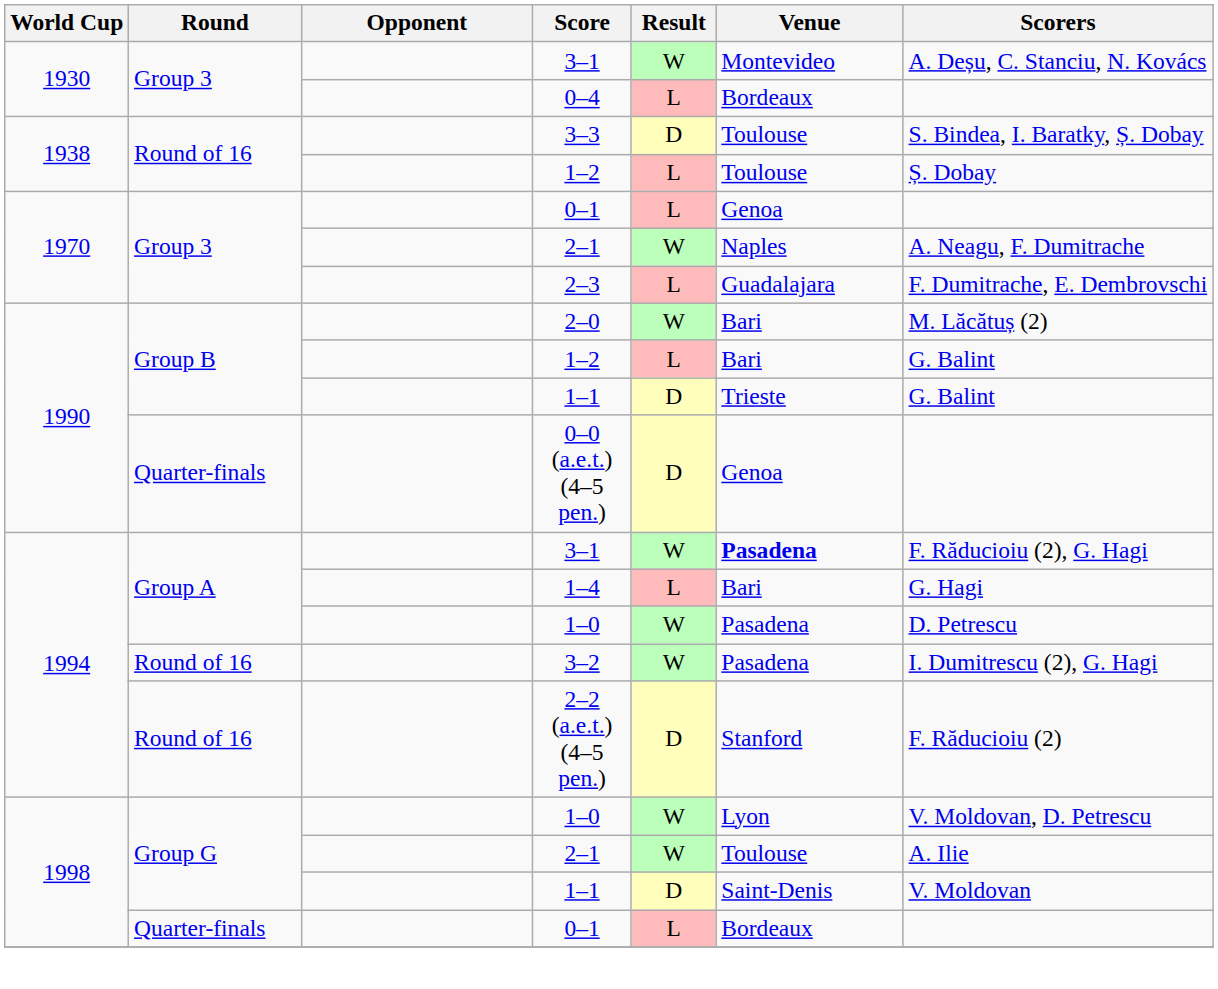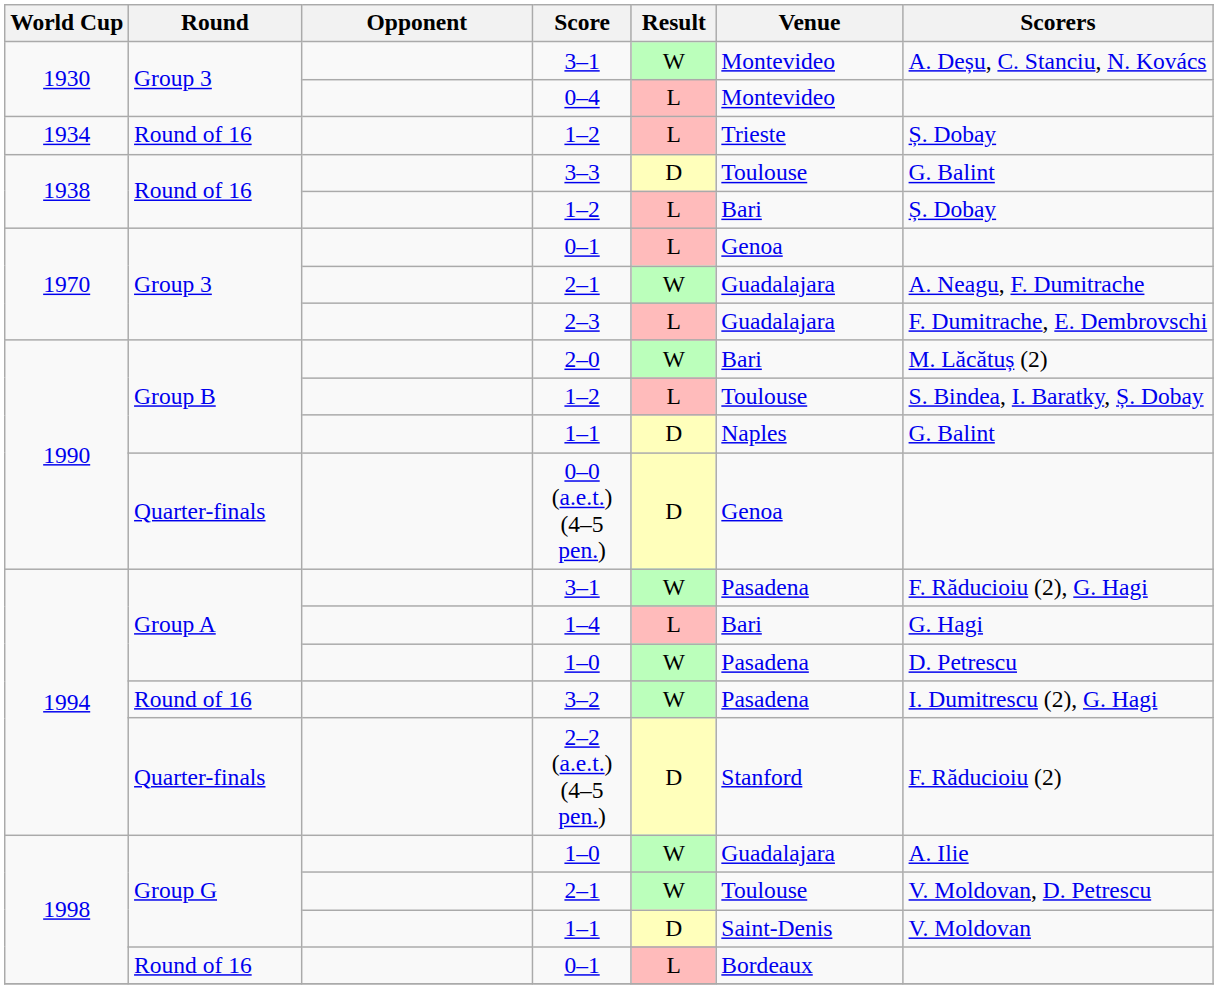(767, 97) Bordeaux -> (778, 97) Montevideo
+ row: (67, 135)
(1056, 135) S. Bindea, I. Baratky, Ș. Dobay -> (952, 172) G. Balint
(764, 172) Toulouse -> (742, 209) Bari
(754, 246) Naples -> (778, 284) Guadalajara
(742, 358) Bari -> (764, 396) Toulouse
(952, 358) G. Balint -> (1056, 396) S. Bindea, I. Baratky, Ș. Dobay
(754, 396) Trieste -> (754, 433) Naples
(769, 550) bold -> (765, 587) normal
(193, 739) Round of 16 -> (200, 776) Quarter-finals
(746, 816) Lyon -> (778, 853) Guadalajara
(1030, 816) V. Moldovan, D. Petrescu -> (939, 853) A. Ilie
(939, 853) A. Ilie -> (1030, 890) V. Moldovan, D. Petrescu
(200, 927) Quarter-finals -> (193, 965) Round of 16
